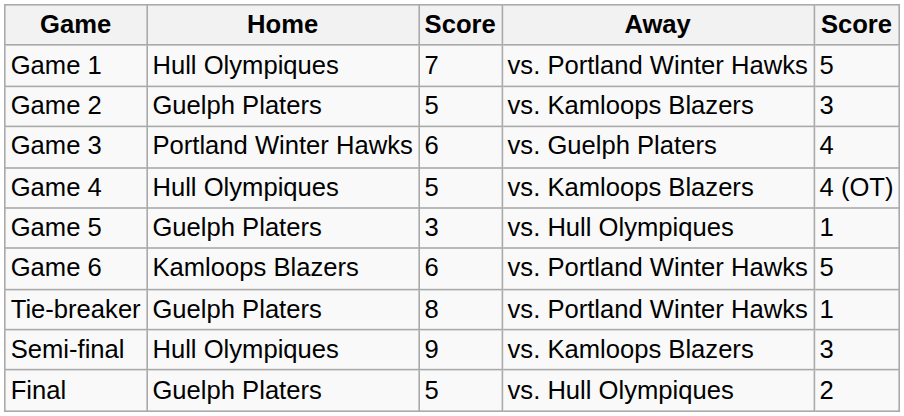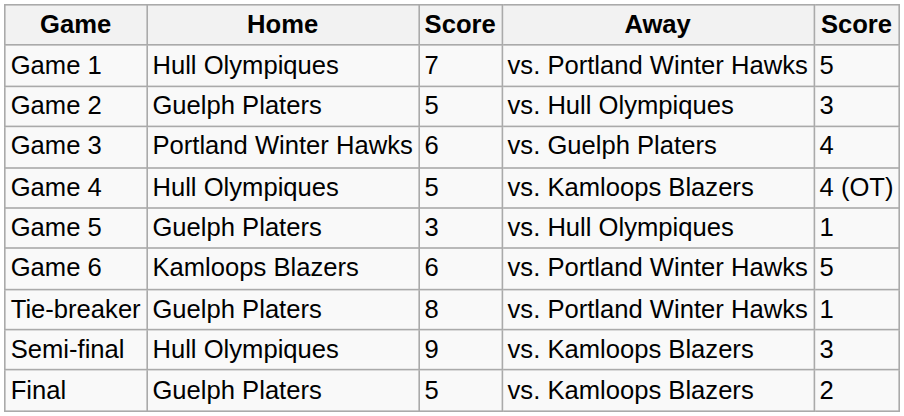(631, 106) vs. Kamloops Blazers -> (621, 106) vs. Hull Olympiques
(621, 390) vs. Hull Olympiques -> (631, 390) vs. Kamloops Blazers
